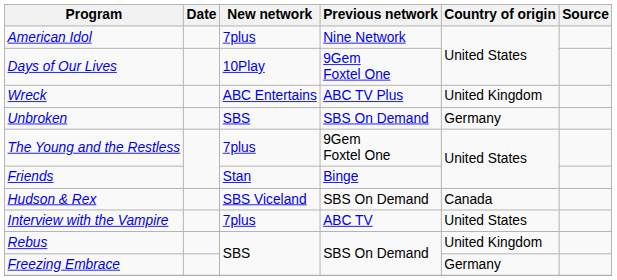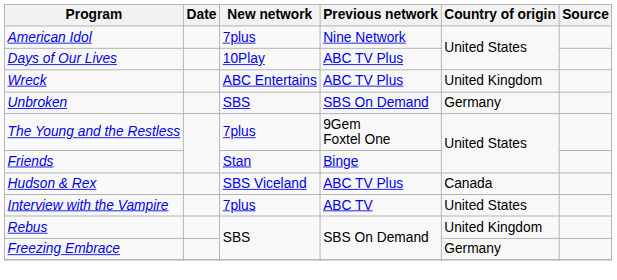(357, 66) 9Gem Foxtel One -> (363, 59) ABC TV Plus
(376, 199) SBS On Demand -> (363, 183) ABC TV Plus
